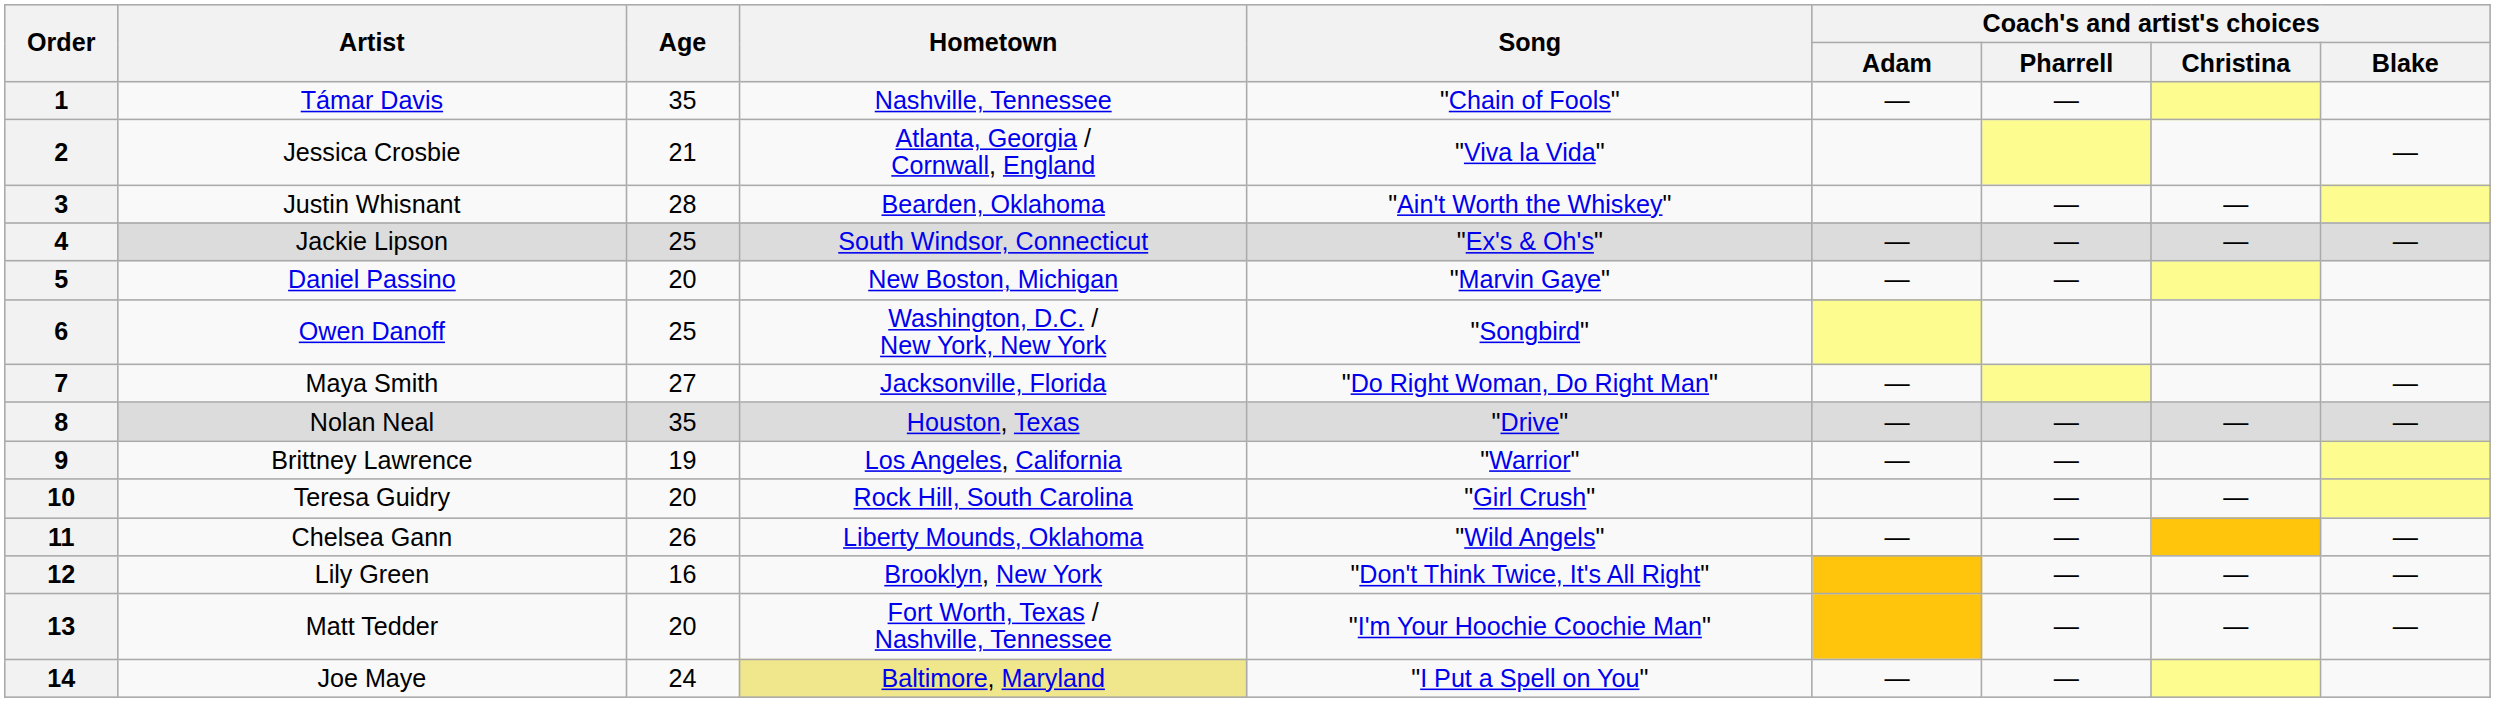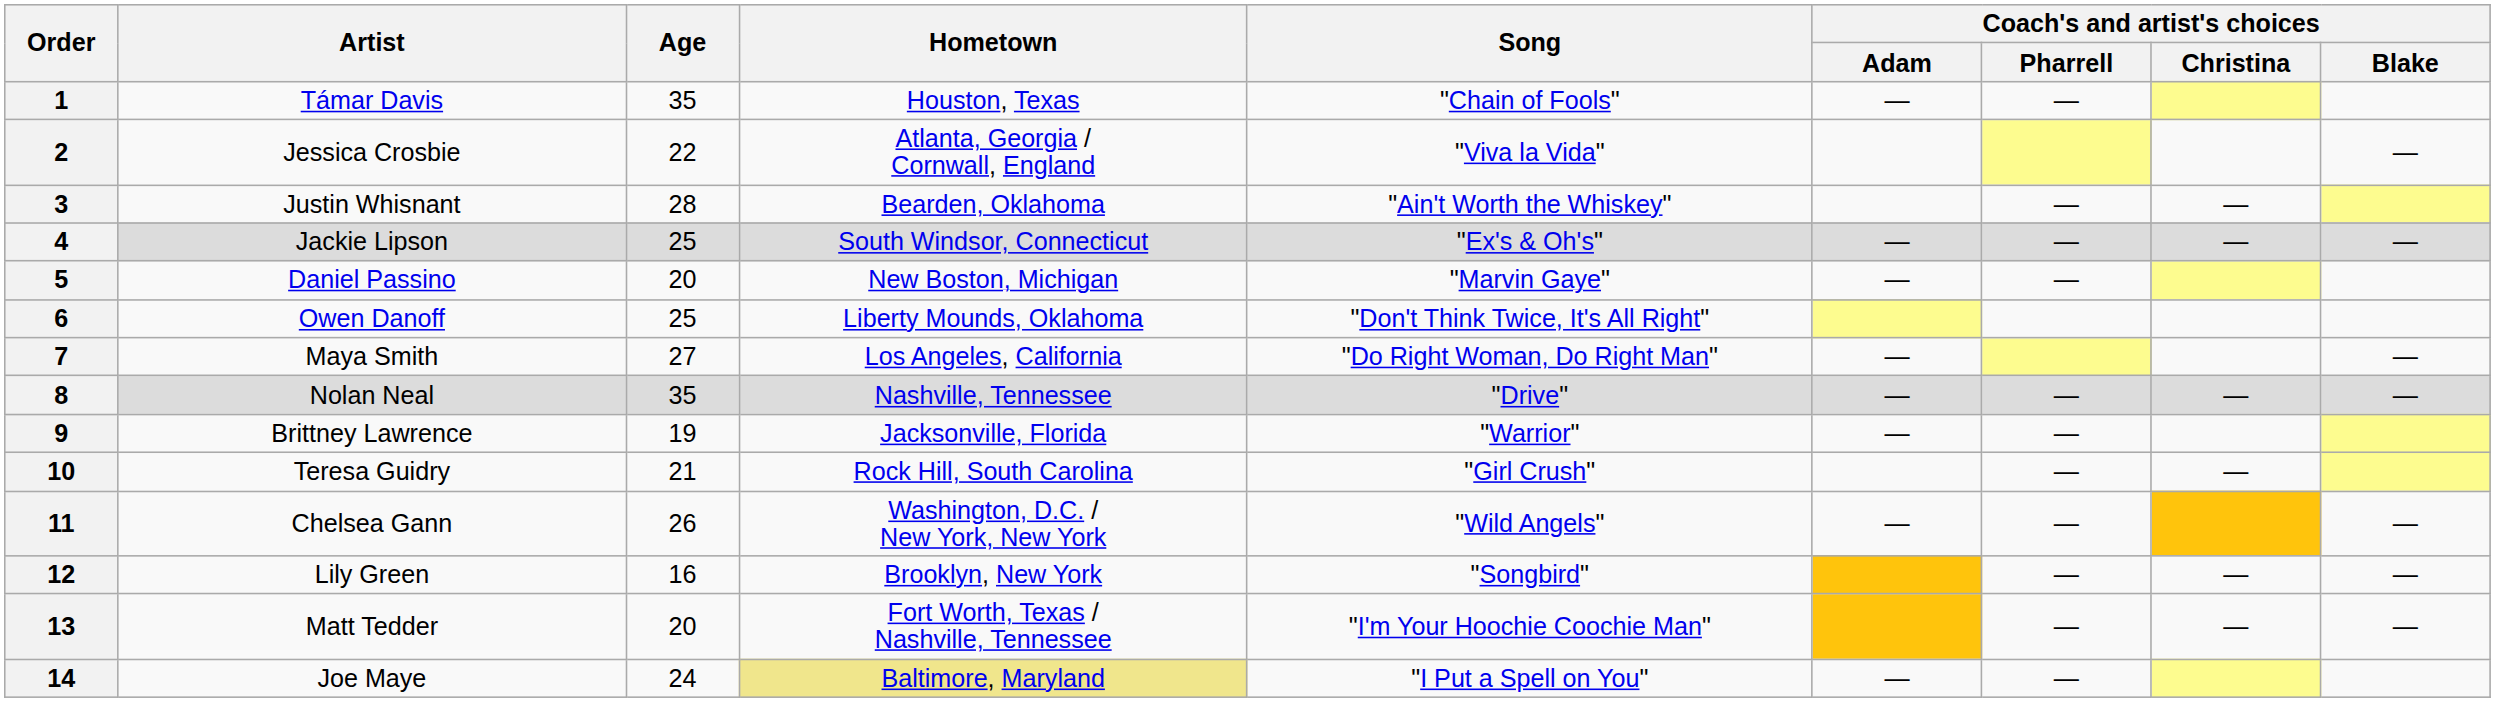(993, 100) Nashville, Tennessee -> (993, 100) Houston, Texas
(683, 152) 21 -> (683, 152) 22
(993, 332) Washington, D.C. / New York, New York -> (993, 318) Liberty Mounds, Oklahoma
(1530, 332) "Songbird" -> (1530, 318) "Don't Think Twice, It's All Right"
(993, 383) Jacksonville, Florida -> (993, 357) Los Angeles, California
(993, 422) Houston, Texas -> (993, 395) Nashville, Tennessee
(993, 460) Los Angeles, California -> (993, 433) Jacksonville, Florida
(683, 498) 20 -> (683, 472) 21
(993, 537) Liberty Mounds, Oklahoma -> (993, 523) Washington, D.C. / New York, New York
(1530, 575) "Don't Think Twice, It's All Right" -> (1530, 575) "Songbird"
